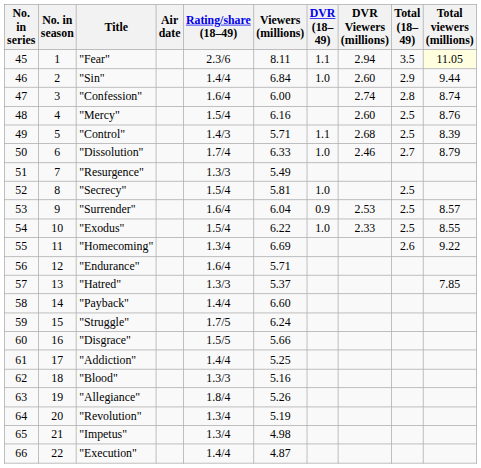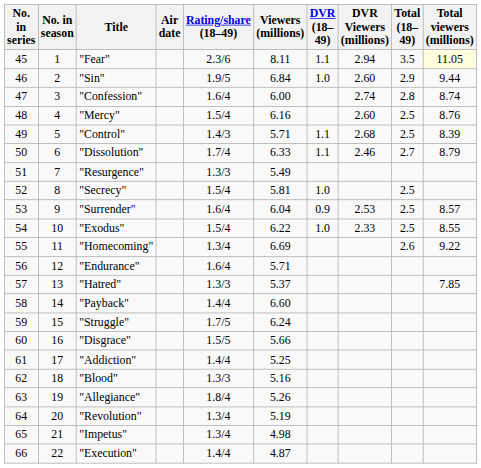(218, 78) 1.4/4 -> (218, 78) 1.9/5
(323, 153) 1.0 -> (323, 153) 1.1
